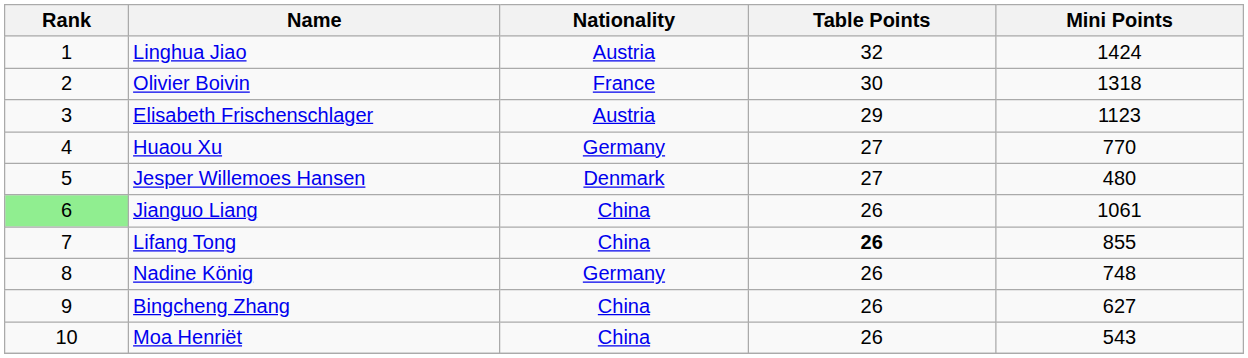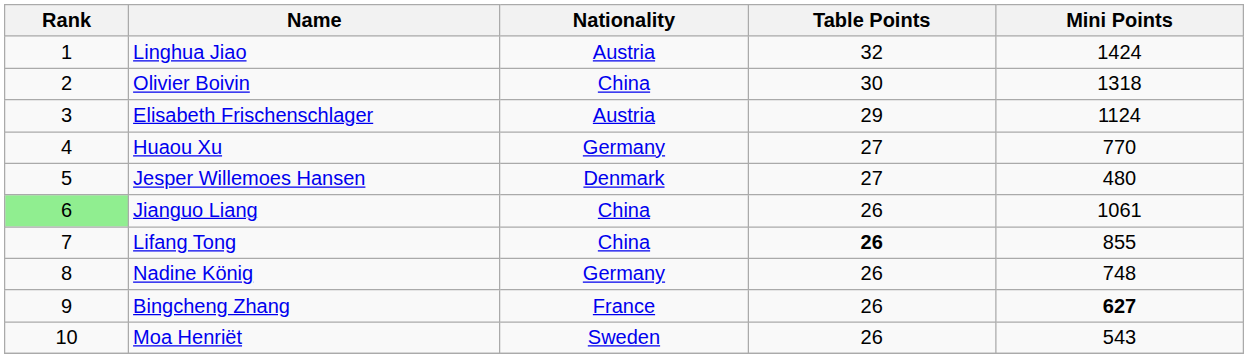(624, 83) France -> (624, 83) China
(1119, 115) 1123 -> (1119, 115) 1124
(624, 305) China -> (624, 305) France
(1119, 305) normal -> (1119, 305) bold
(624, 337) China -> (624, 337) Sweden
